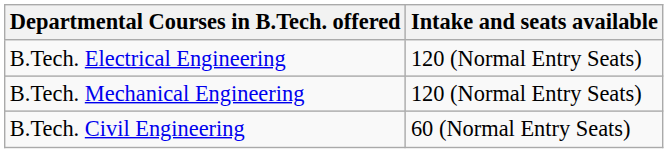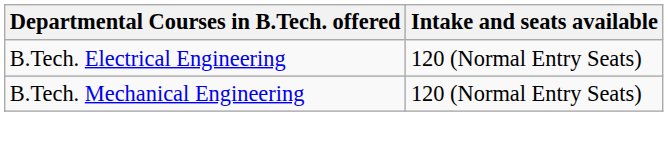- row: (127, 128)
